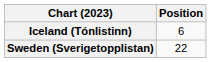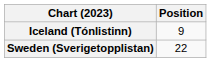(181, 31) 6 -> (181, 31) 9
